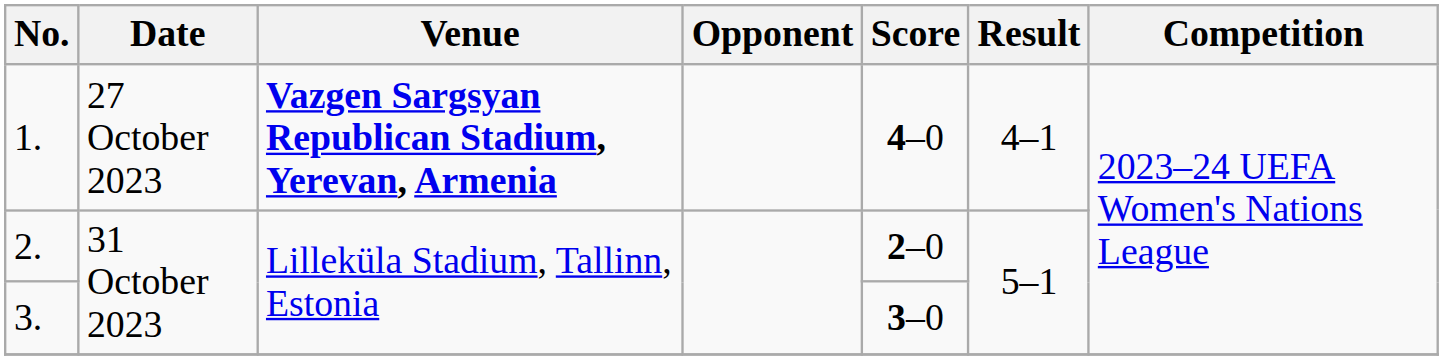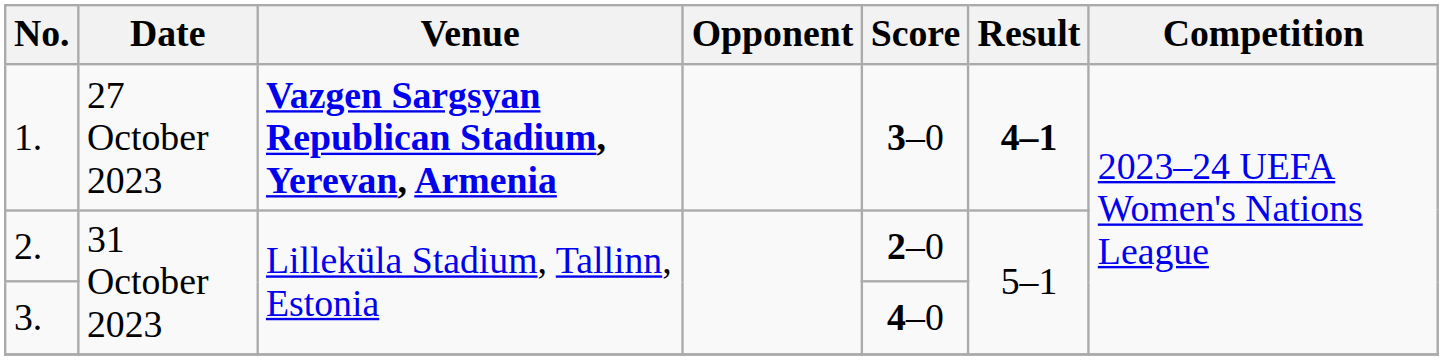(915, 136) 4–0 -> (915, 136) 3–0
(1029, 136) normal -> (1029, 136) bold
(915, 317) 3–0 -> (915, 317) 4–0
